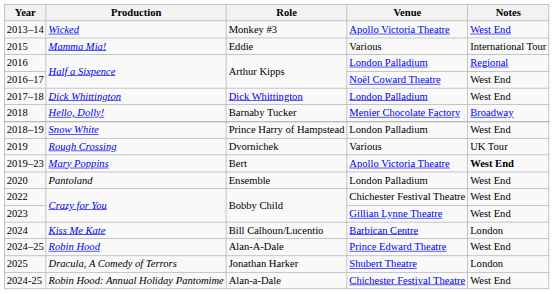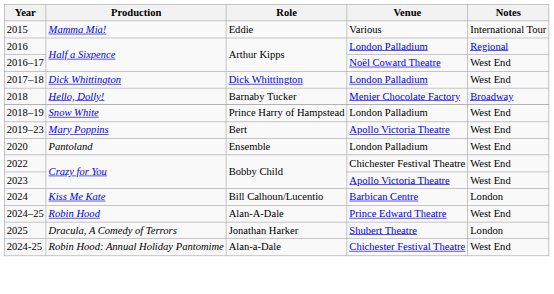- row: (25, 29)
- row: (17, 146)
(492, 163) bold -> (490, 130) normal
(396, 213) Gillian Lynne Theatre -> (400, 180) Apollo Victoria Theatre
